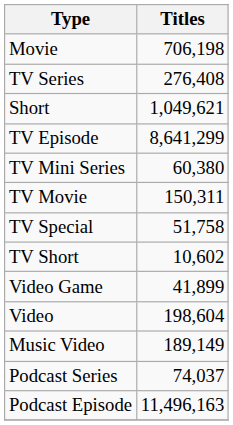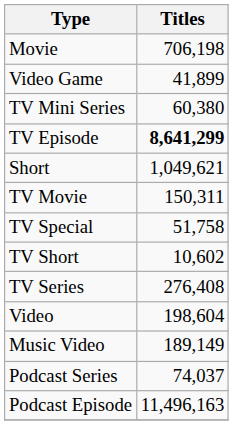rows swapped: (46, 78) <-> (56, 286)
rows swapped: (29, 108) <-> (67, 167)
(187, 138) normal -> (187, 138) bold
